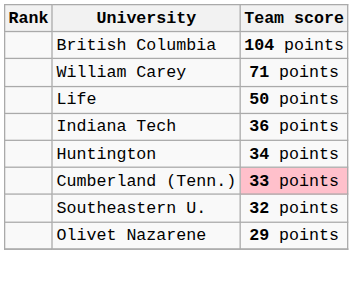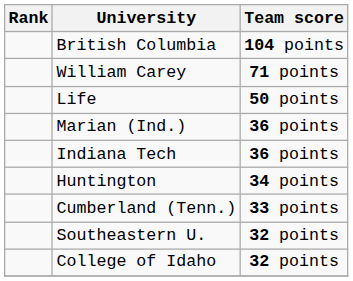+ row: (121, 127)
(294, 181) pink background -> (294, 208) no background
+ row: (136, 262)
- row: (131, 235)
